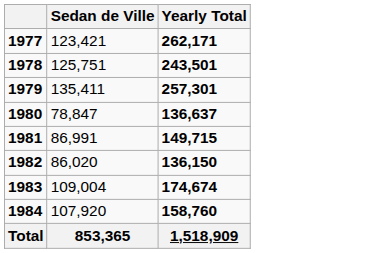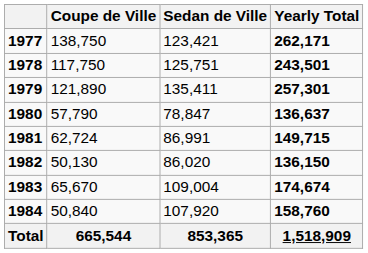+ column: (103, 16)
